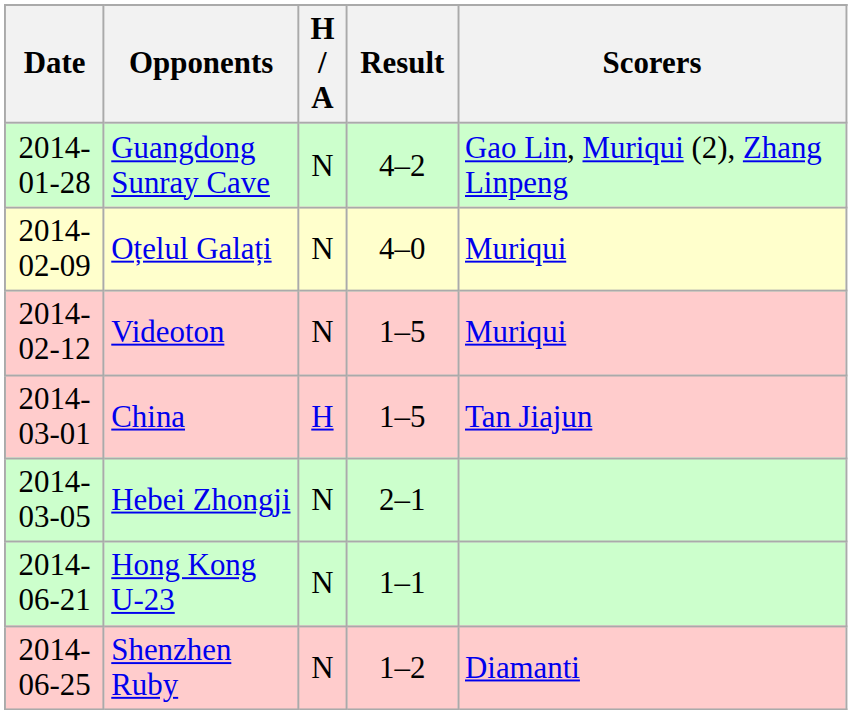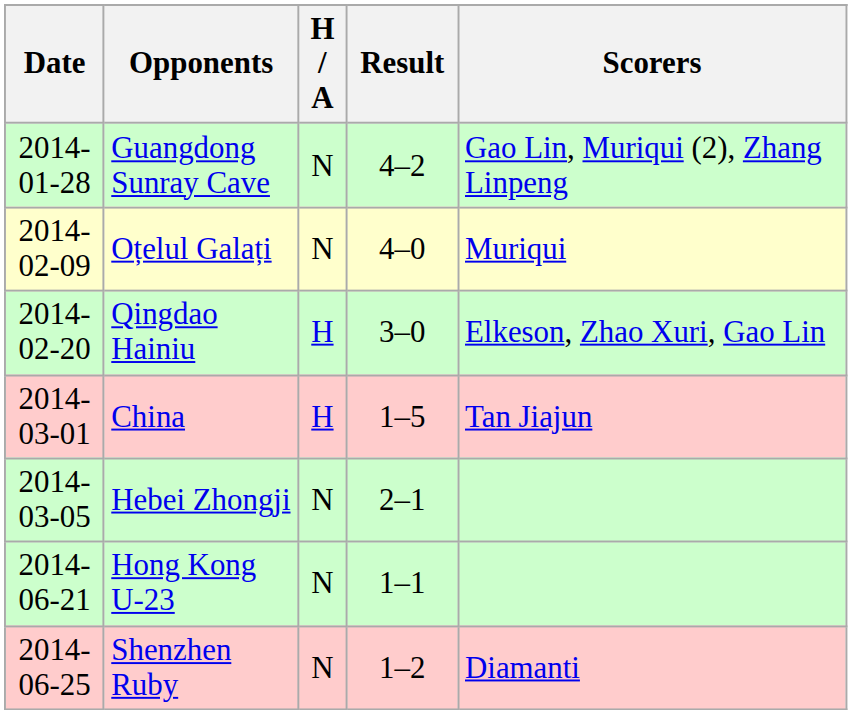- row: (168, 332)
+ row: (164, 332)
